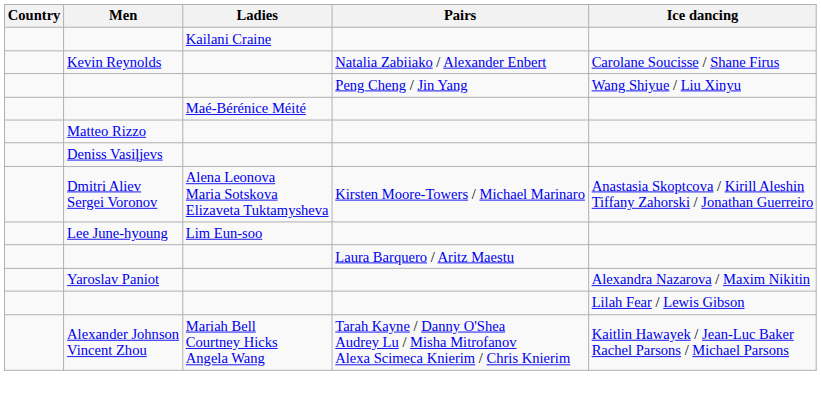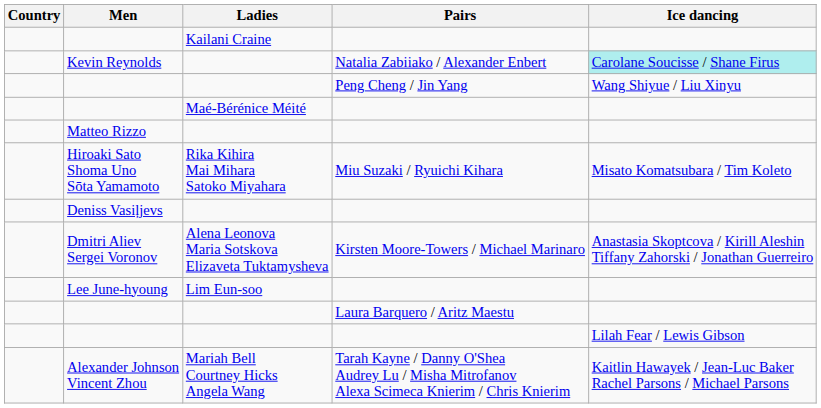(685, 62) no background -> (685, 62) paleturquoise background
+ row: (113, 170)
- row: (113, 279)
